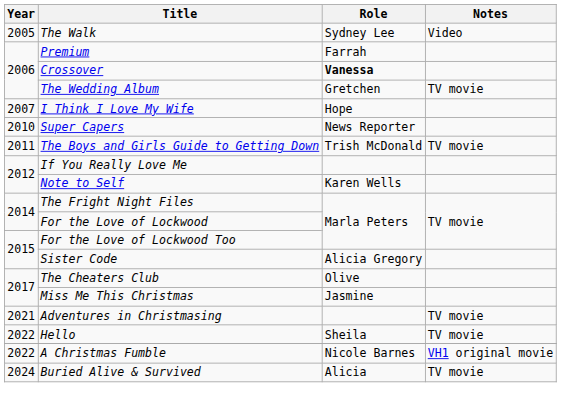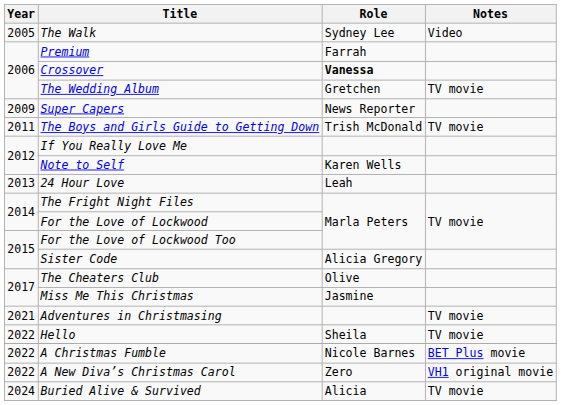- row: (117, 108)
(21, 127) 2010 -> (21, 108) 2009
+ row: (82, 184)
(490, 353) VH1 original movie -> (477, 353) BET Plus movie
+ row: (138, 372)
